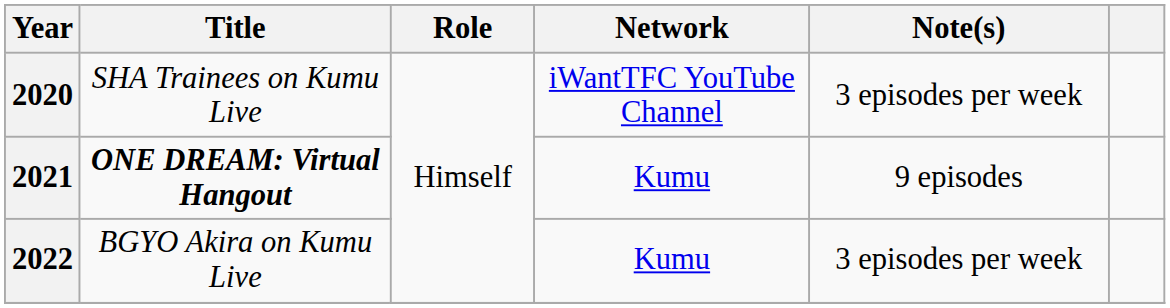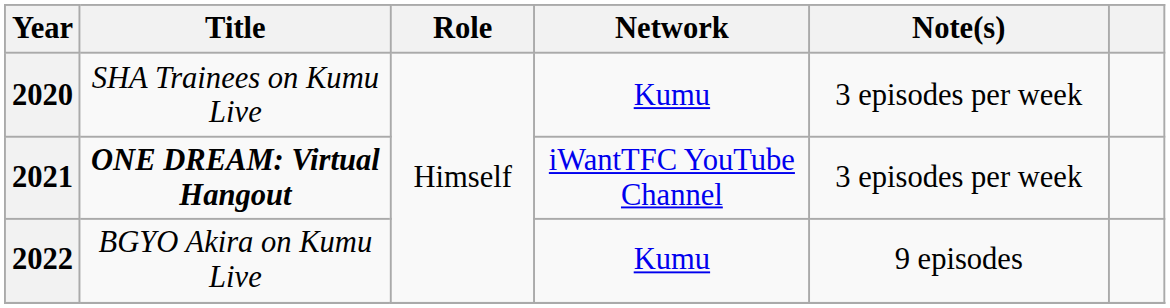(672, 94) iWantTFC YouTube Channel -> (672, 94) Kumu
(672, 177) Kumu -> (672, 177) iWantTFC YouTube Channel
(959, 177) 9 episodes -> (959, 177) 3 episodes per week
(959, 260) 3 episodes per week -> (959, 260) 9 episodes
